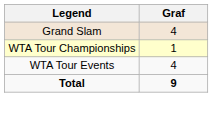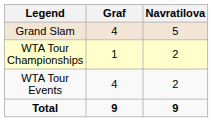+ column: (175, 14)
